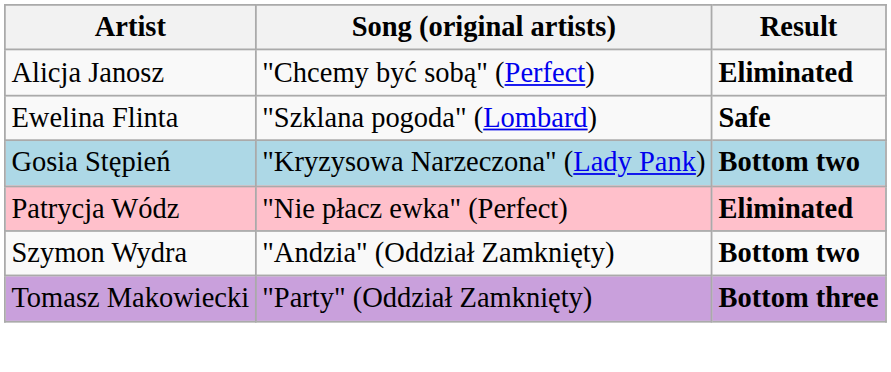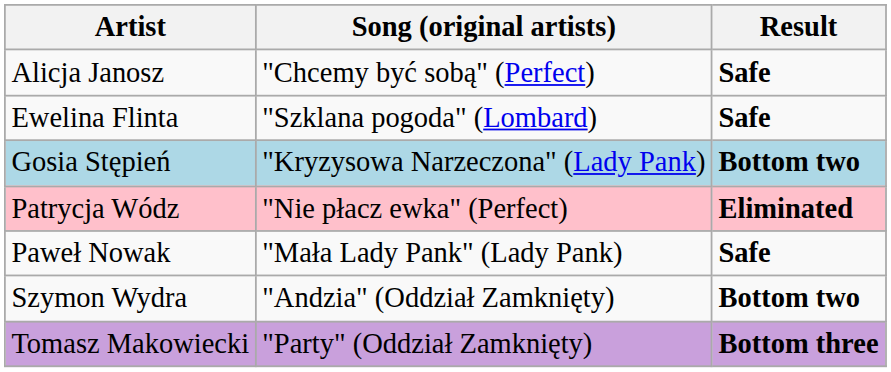(786, 72) Eliminated -> (745, 72) Safe
+ row: (91, 252)
